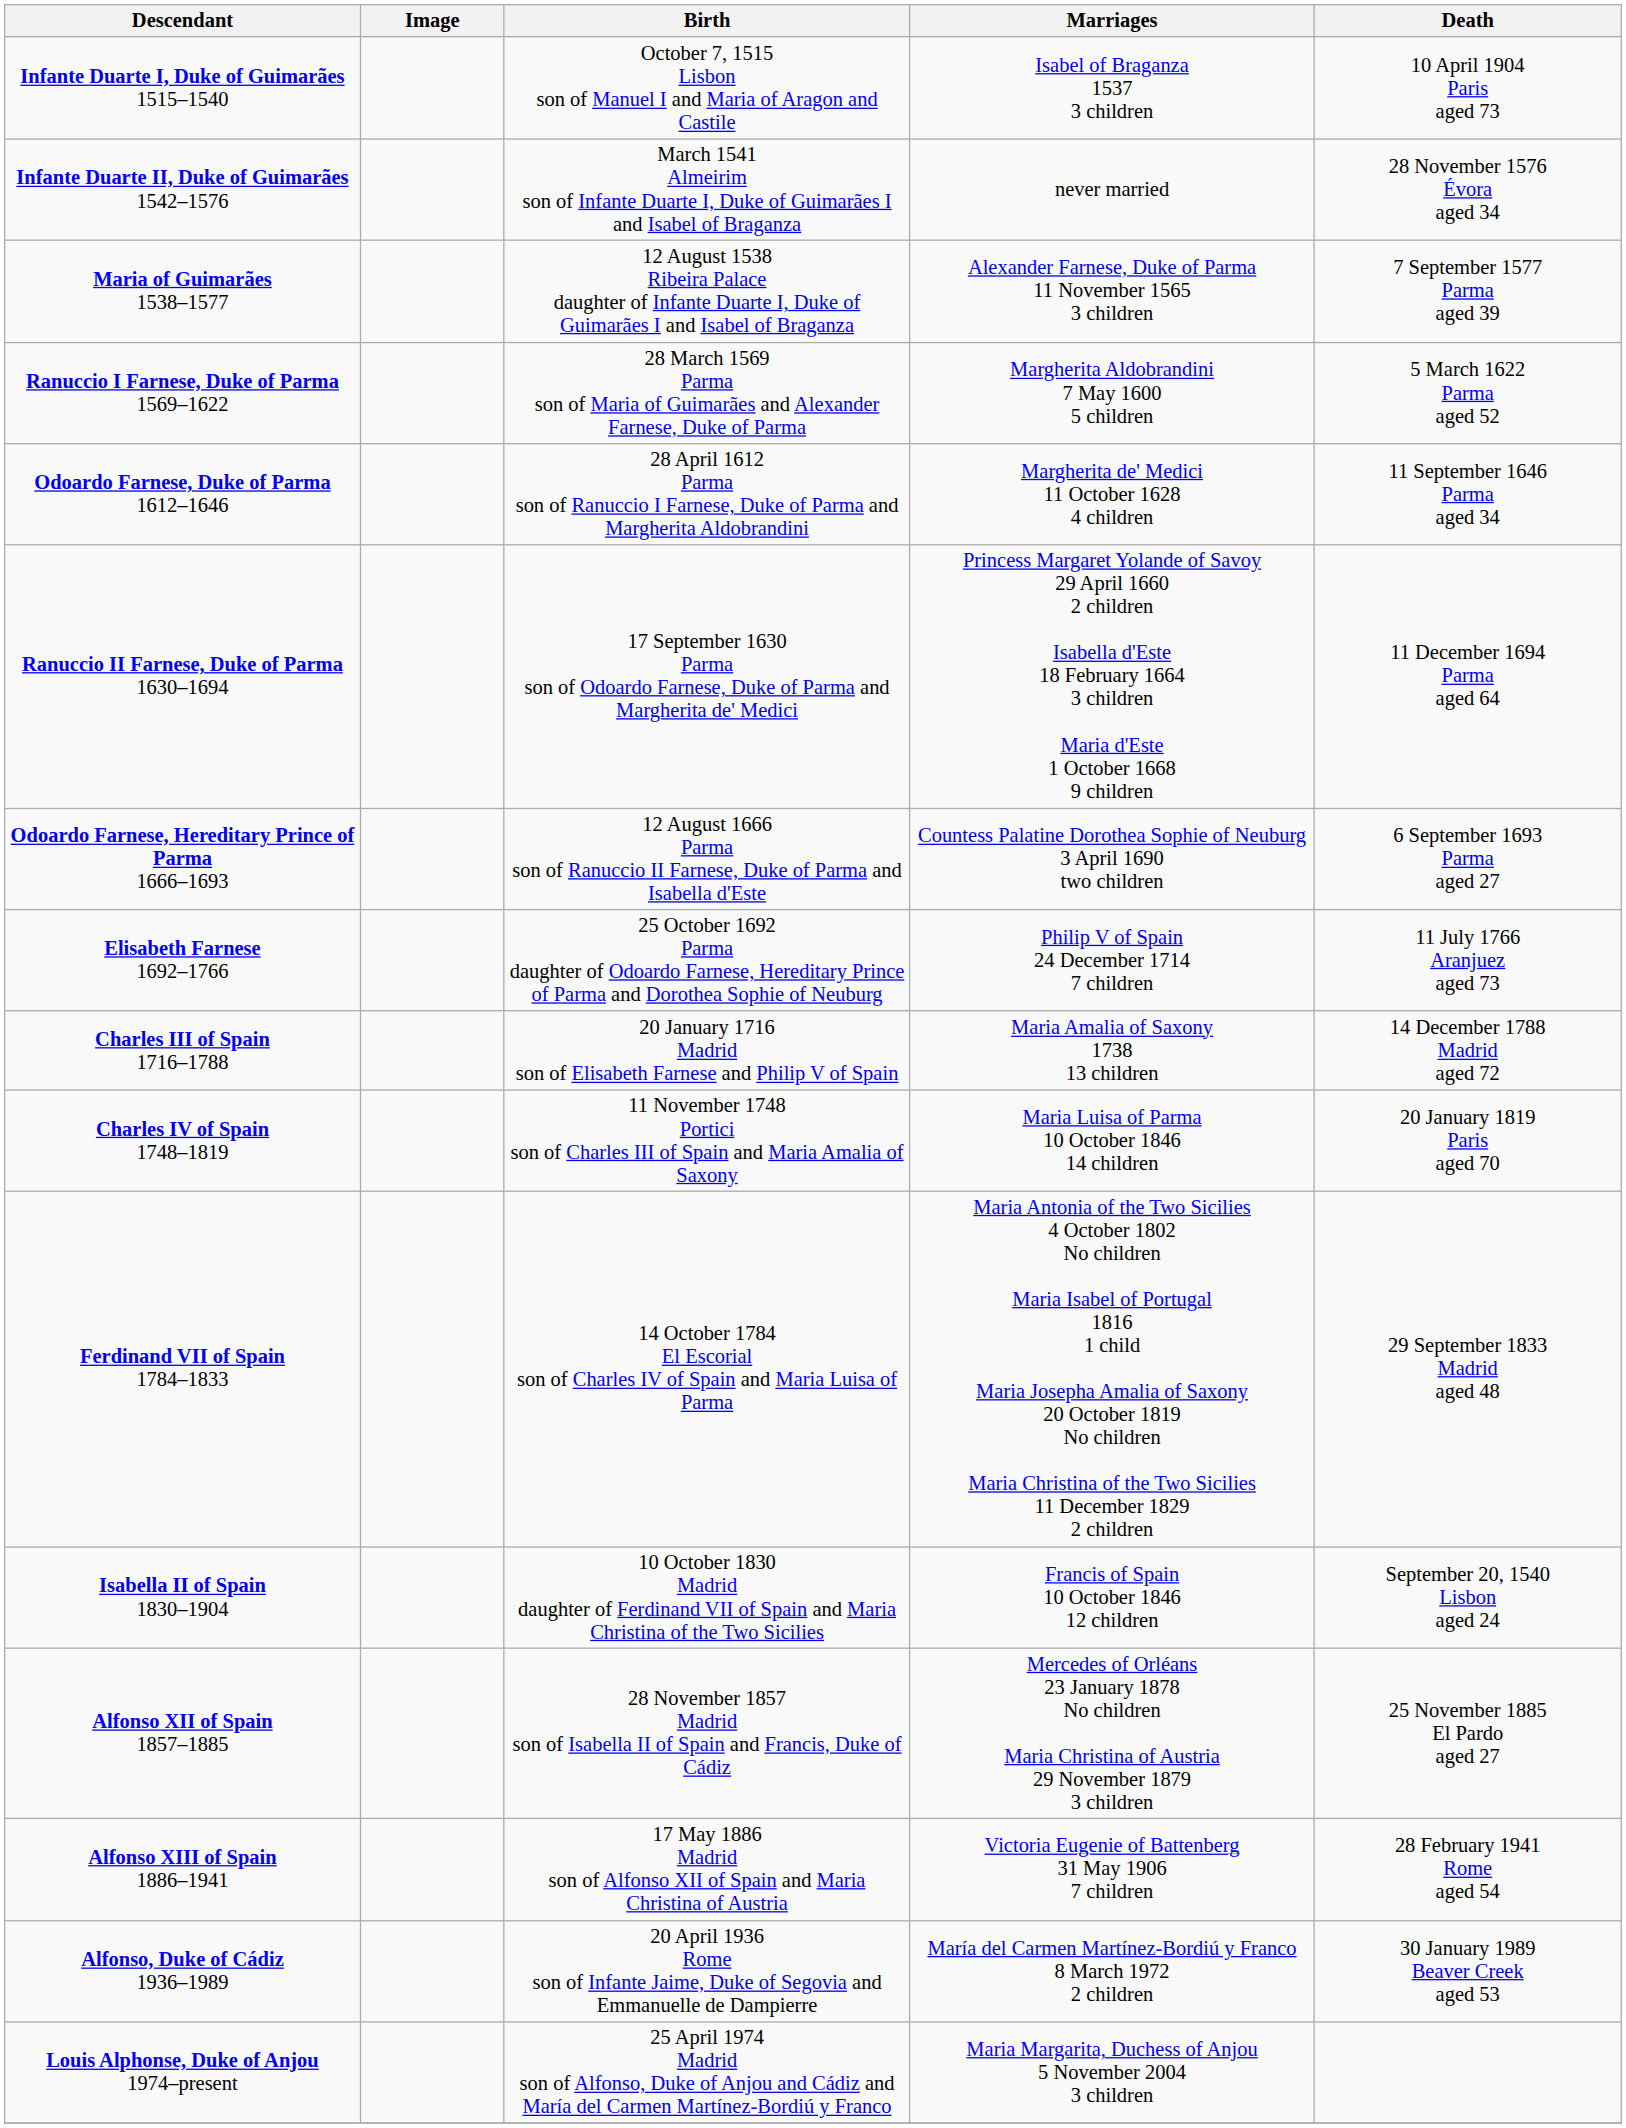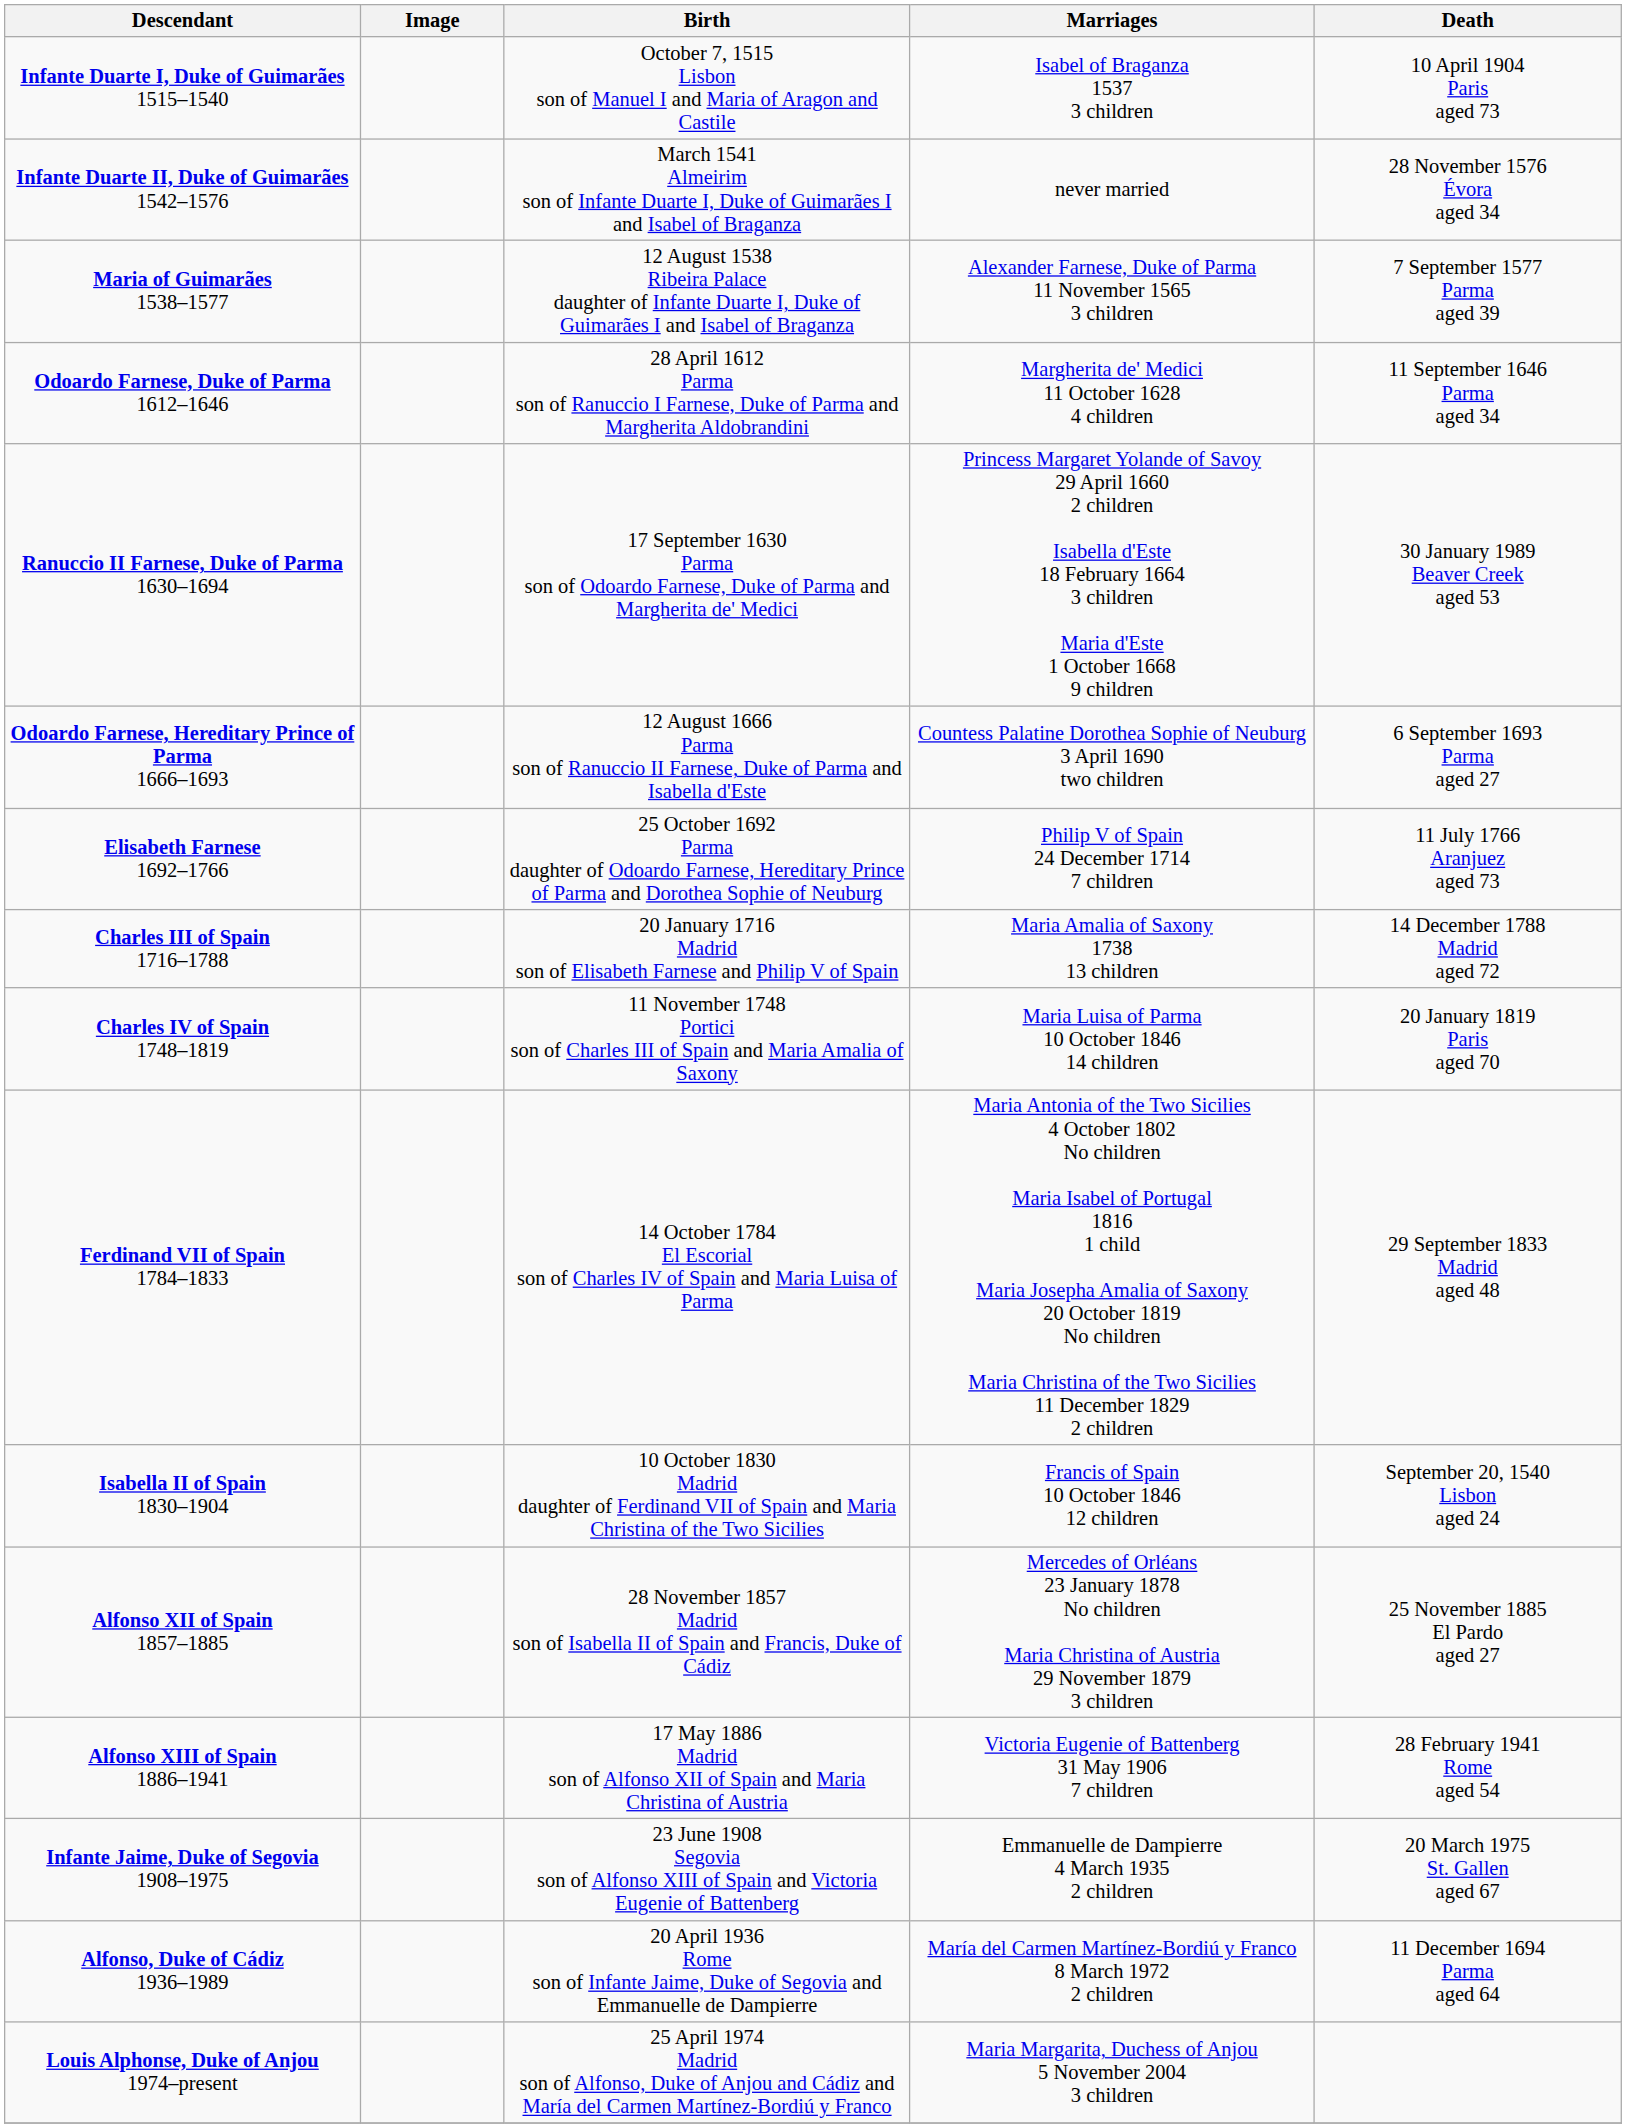- row: (182, 392)
(1468, 676) 11 December 1694 Parma aged 64 -> (1468, 574) 30 January 1989 Beaver Creek aged 53
+ row: (182, 1869)
(1468, 1970) 30 January 1989 Beaver Creek aged 53 -> (1468, 1970) 11 December 1694 Parma aged 64
